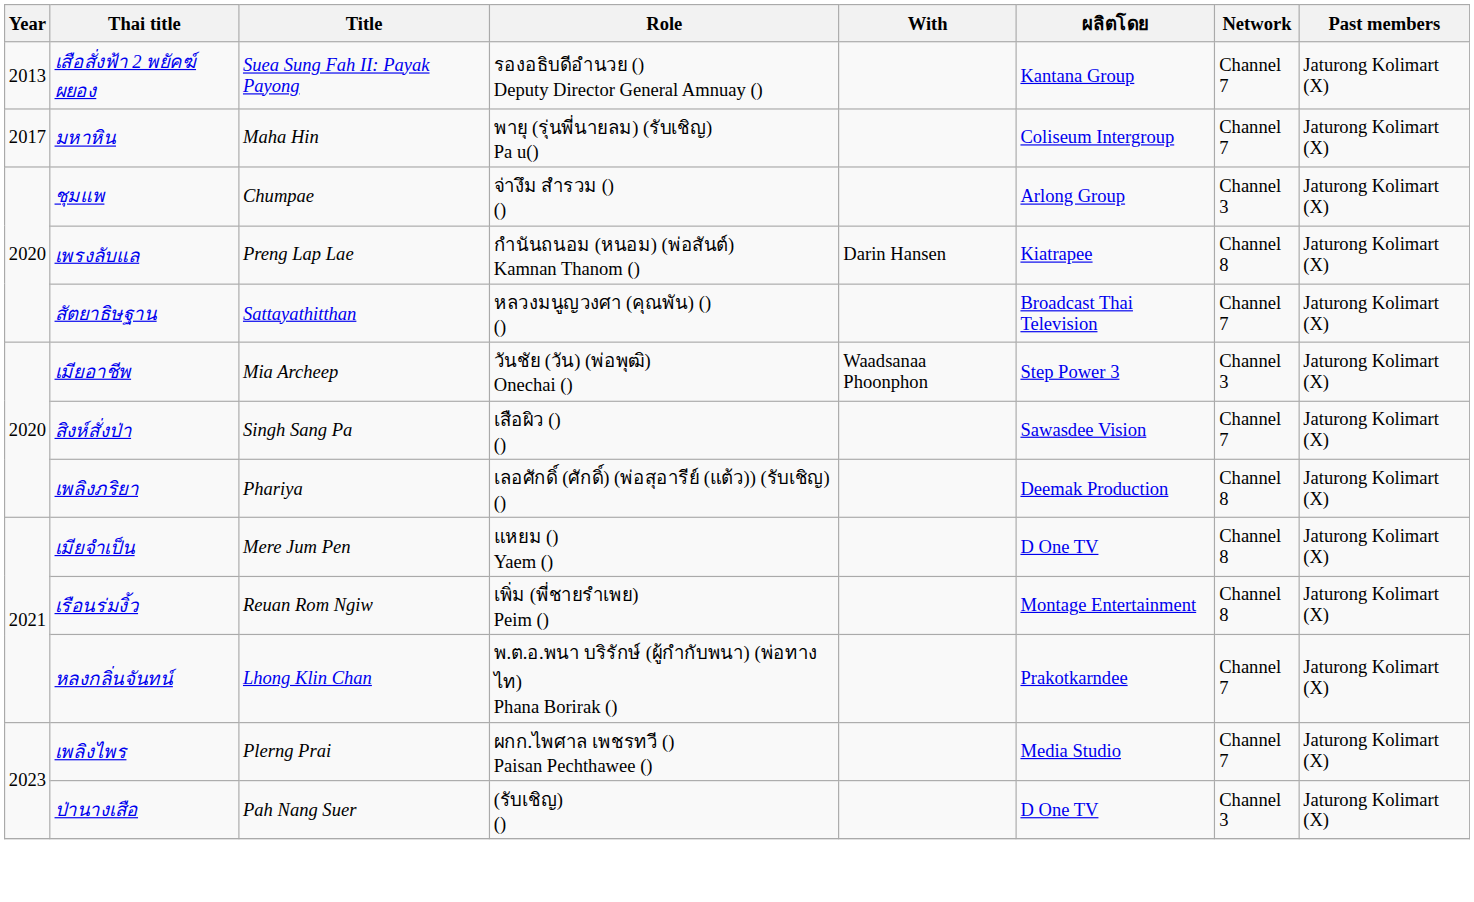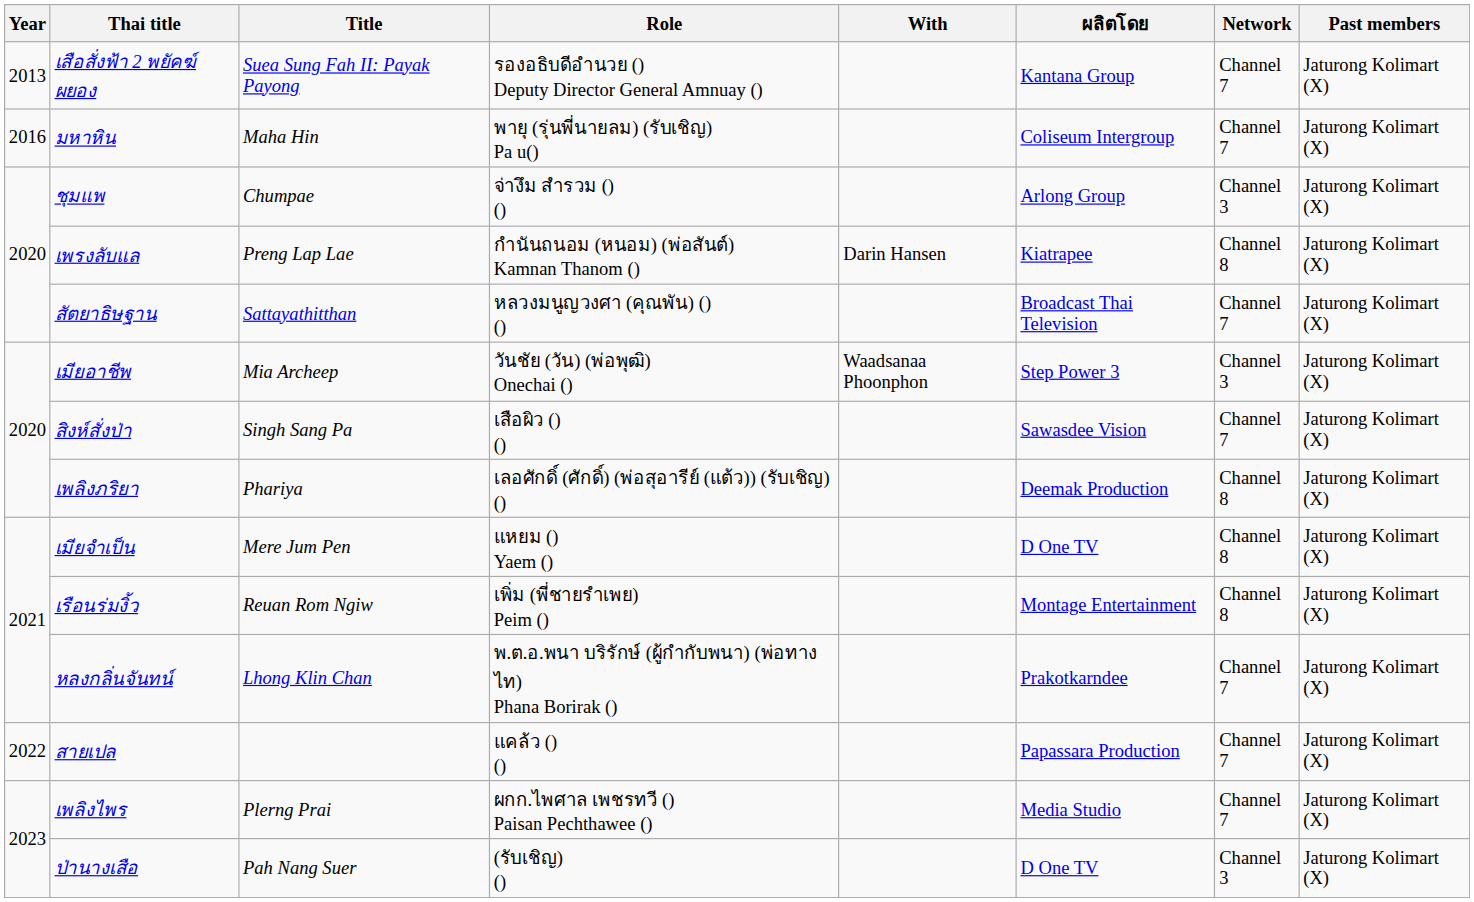(27, 137) 2017 -> (27, 137) 2016
+ row: (85, 751)
